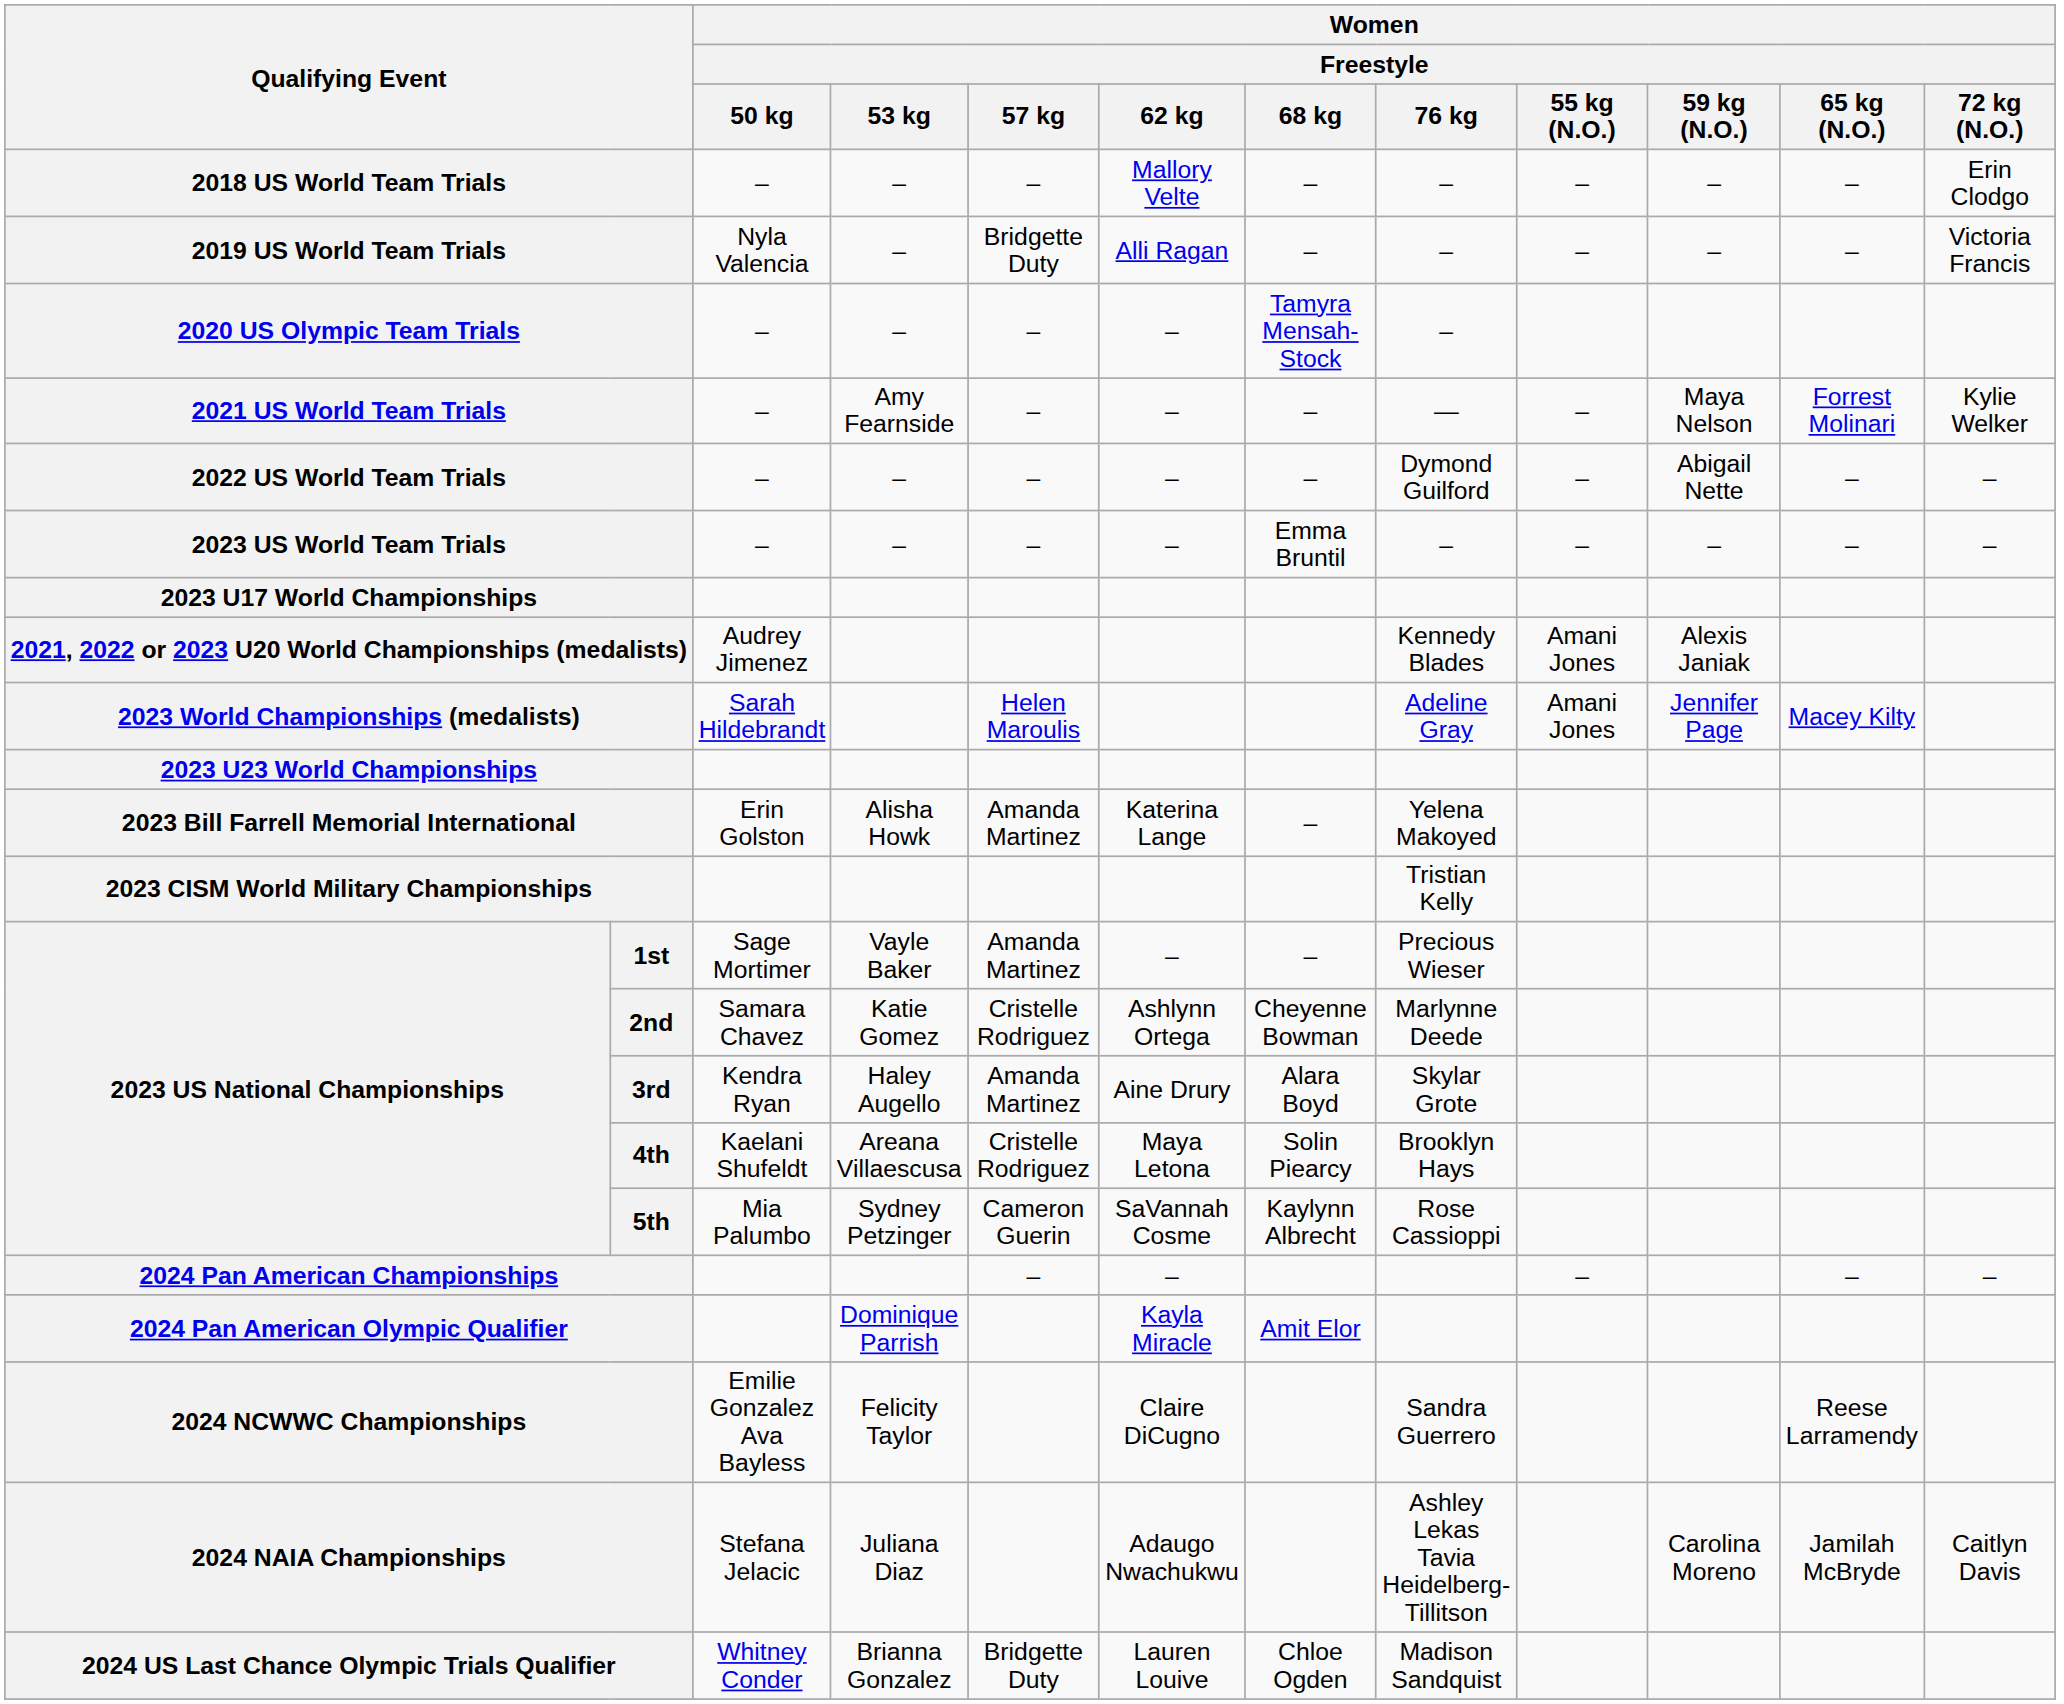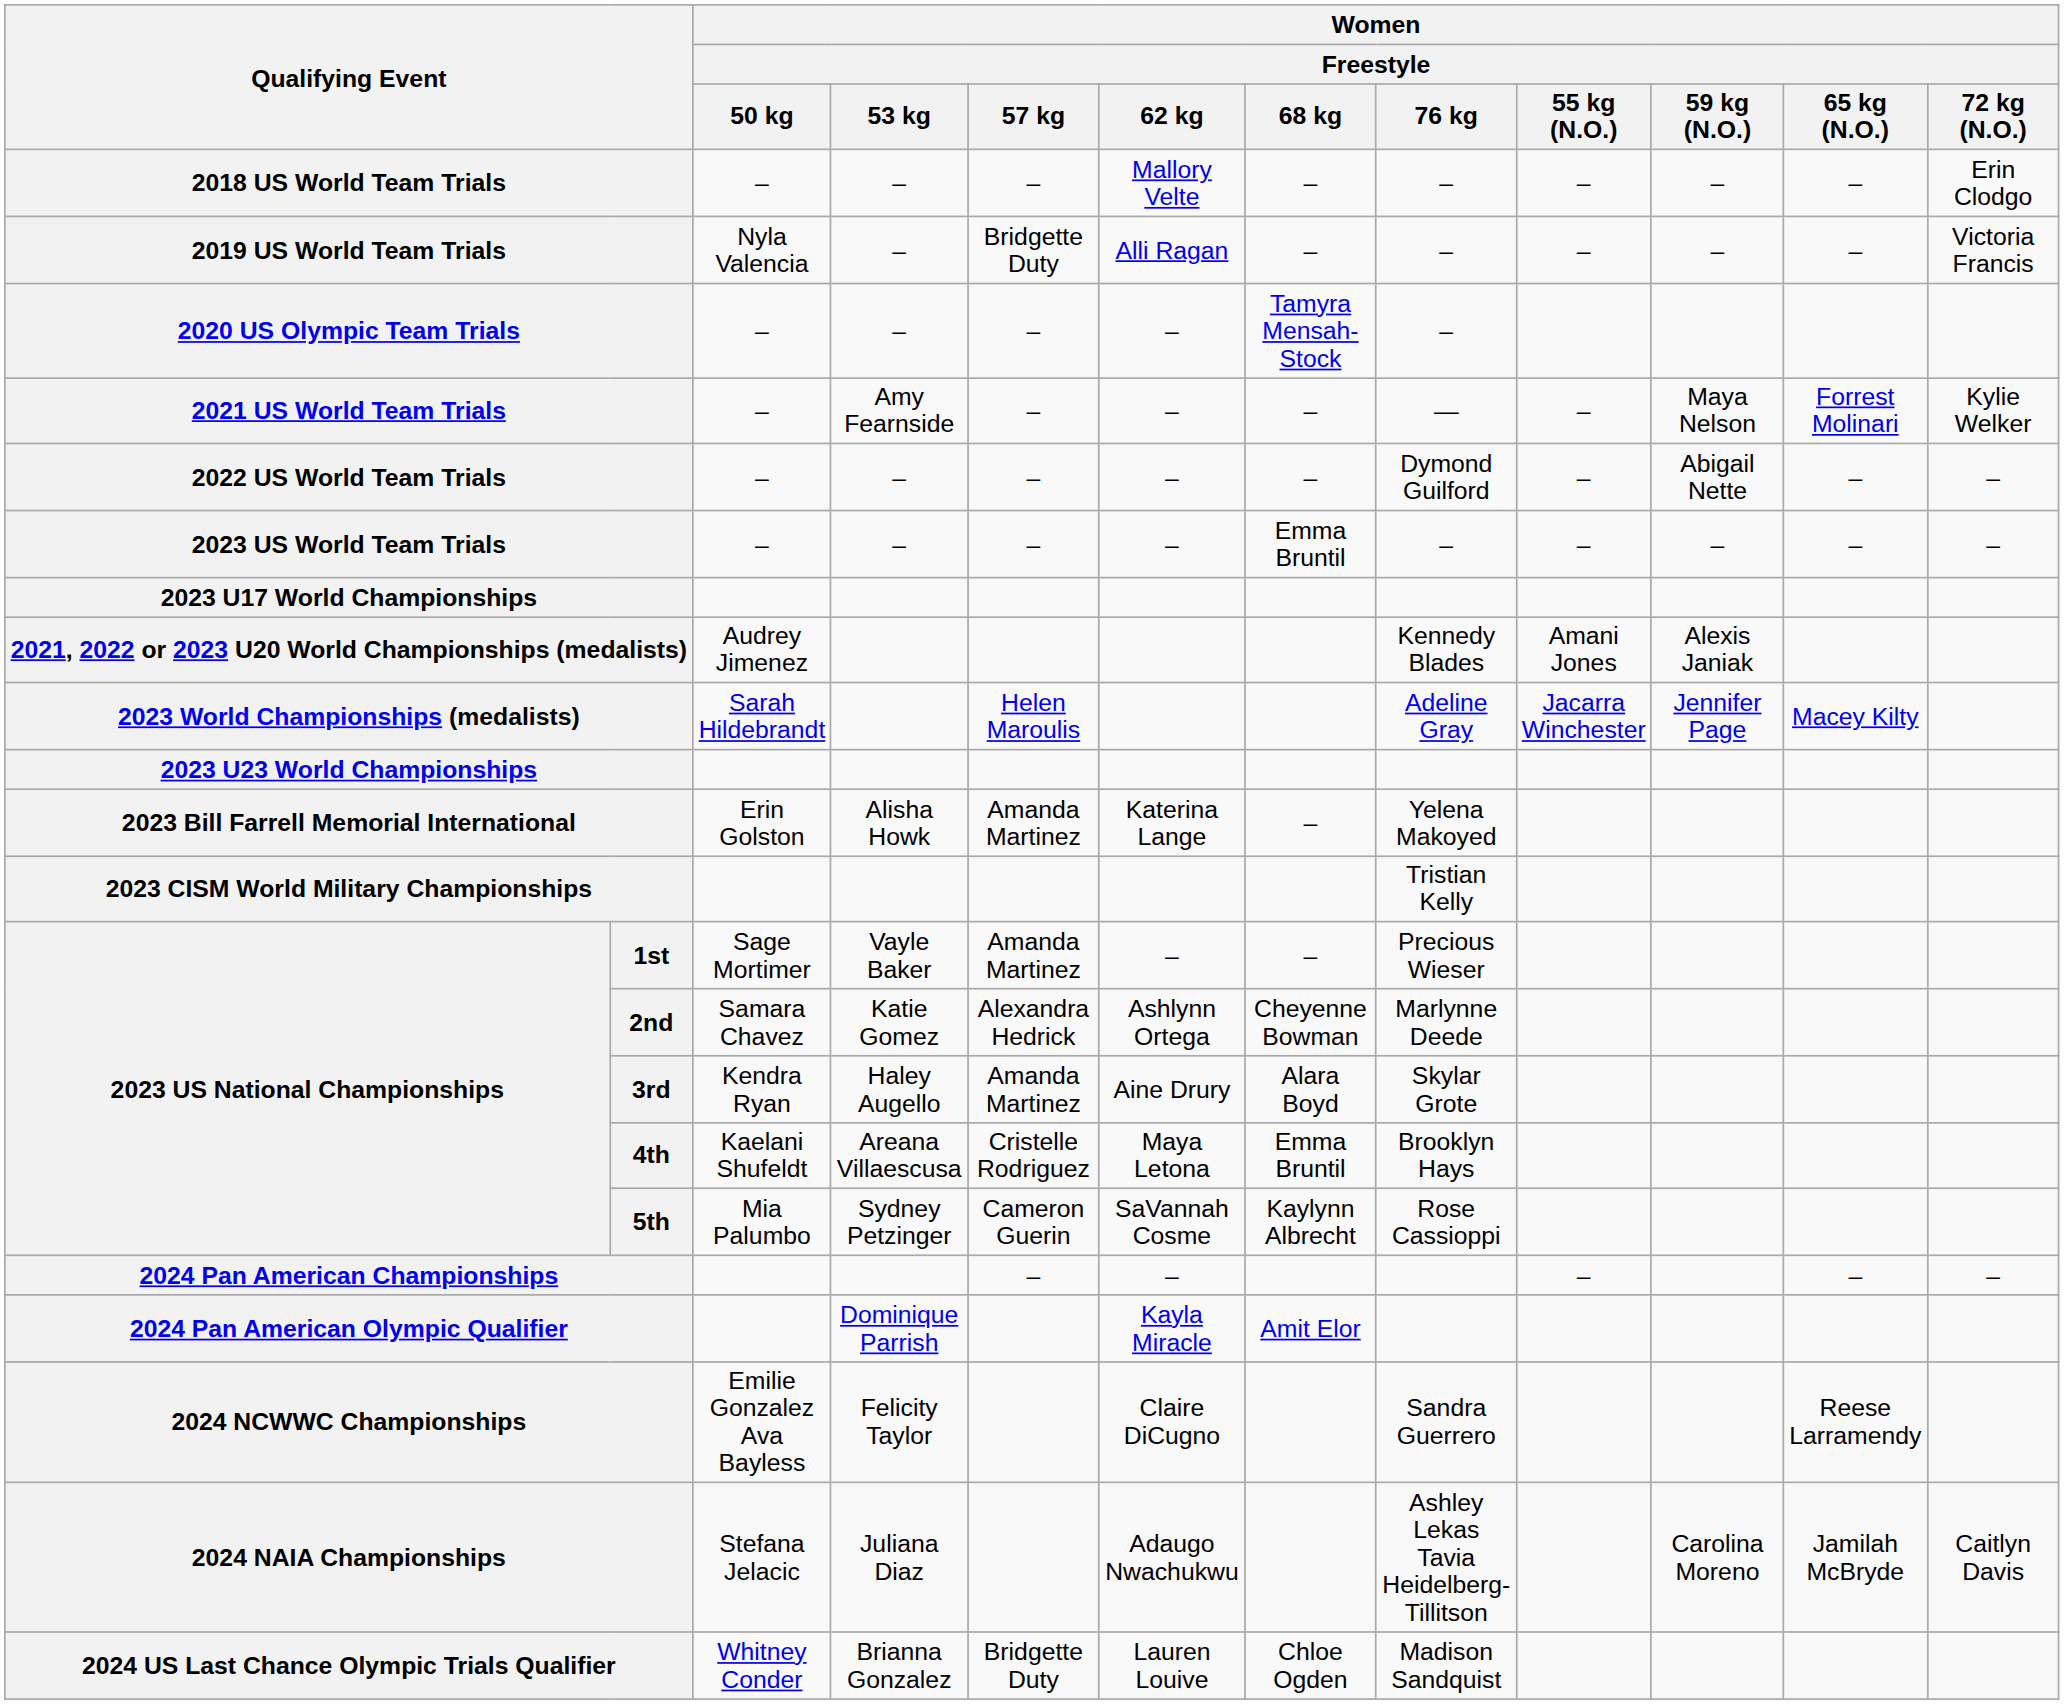(1582, 717) Amani Jones -> (1584, 717) Jacarra Winchester
(1033, 1022) Cristelle Rodriguez -> (1033, 1022) Alexandra Hedrick
(1310, 1156) Solin Piearcy -> (1310, 1156) Emma Bruntil
